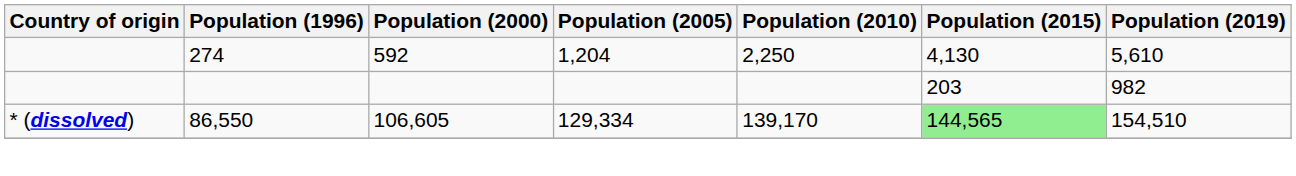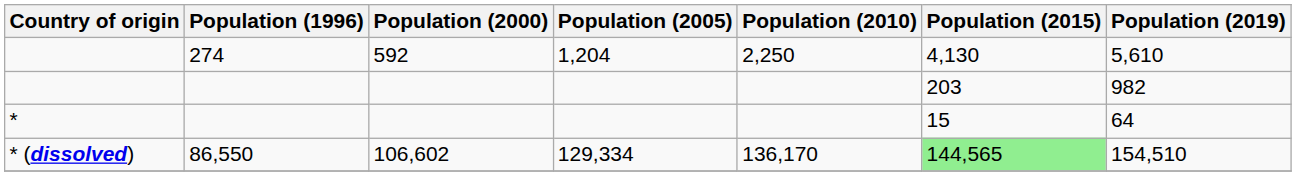+ row: (14, 120)
(411, 120) 106,605 -> (411, 154) 106,602
(780, 120) 139,170 -> (780, 154) 136,170
